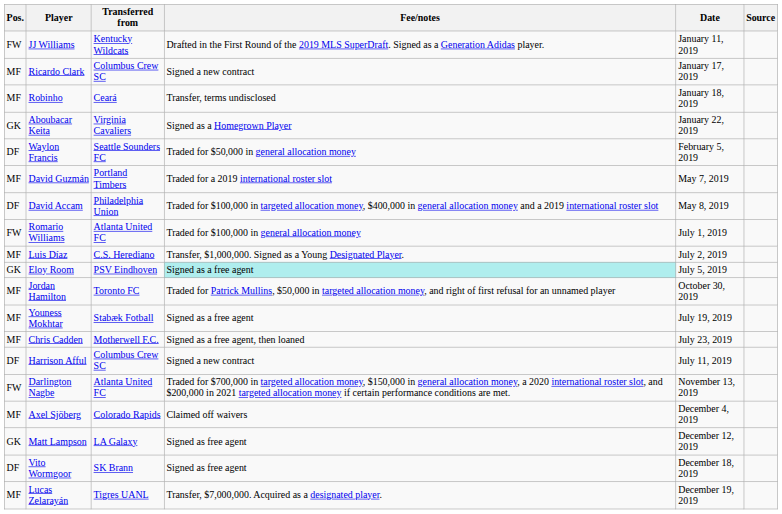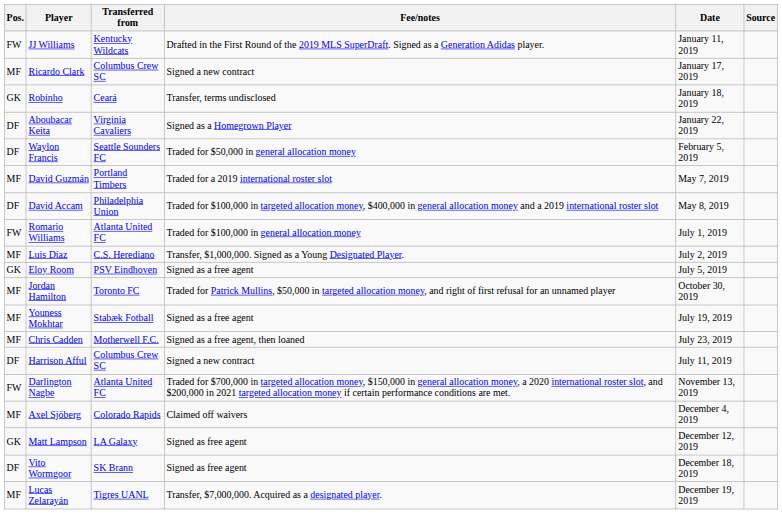(14, 98) MF -> (14, 98) GK
(14, 125) GK -> (13, 125) DF
(210, 270) paleturquoise background -> (210, 270) no background
